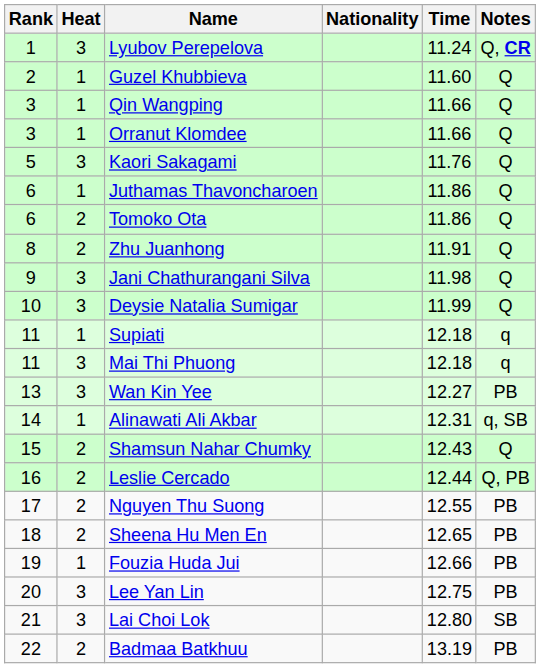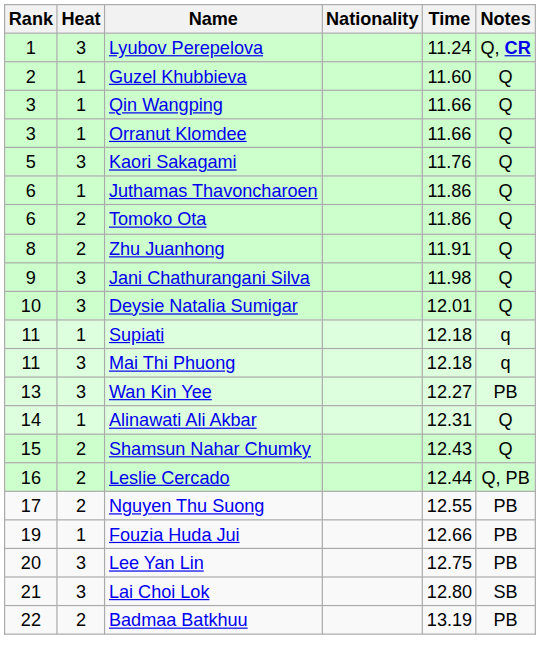(449, 305) 11.99 -> (449, 305) 12.01
(506, 420) q, SB -> (506, 420) Q
- row: (188, 535)
